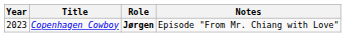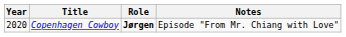(17, 25) 2023 -> (17, 25) 2020
